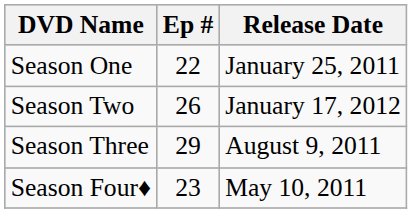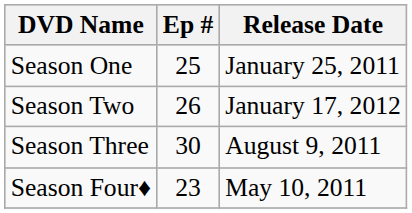(188, 65) 22 -> (188, 65) 25
(188, 146) 29 -> (188, 146) 30
